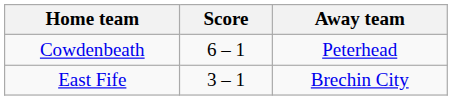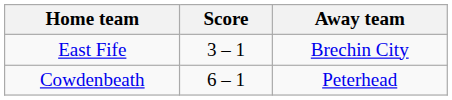rows swapped: (92, 79) <-> (92, 49)
